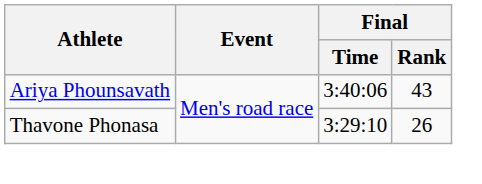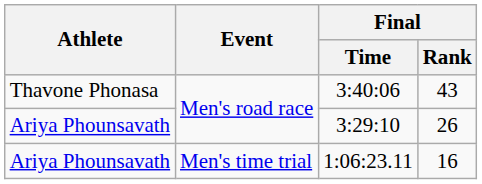(90, 91) Ariya Phounsavath -> (84, 91) Thavone Phonasa
(84, 126) Thavone Phonasa -> (90, 126) Ariya Phounsavath
+ row: (368, 160)
